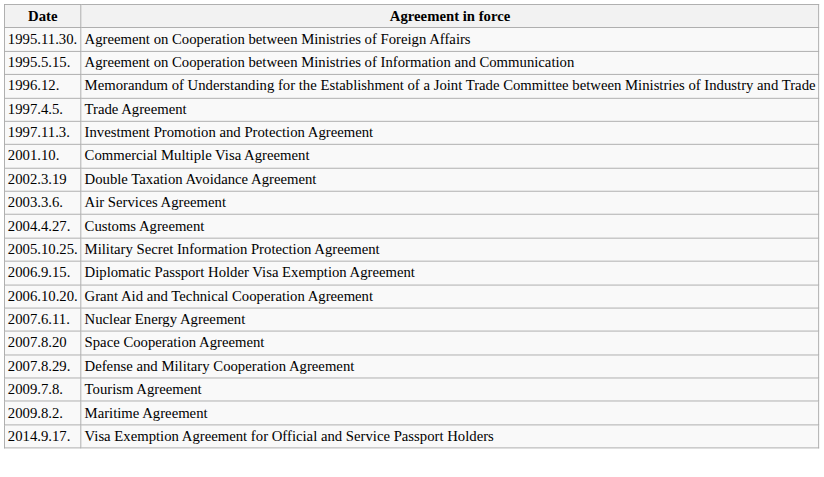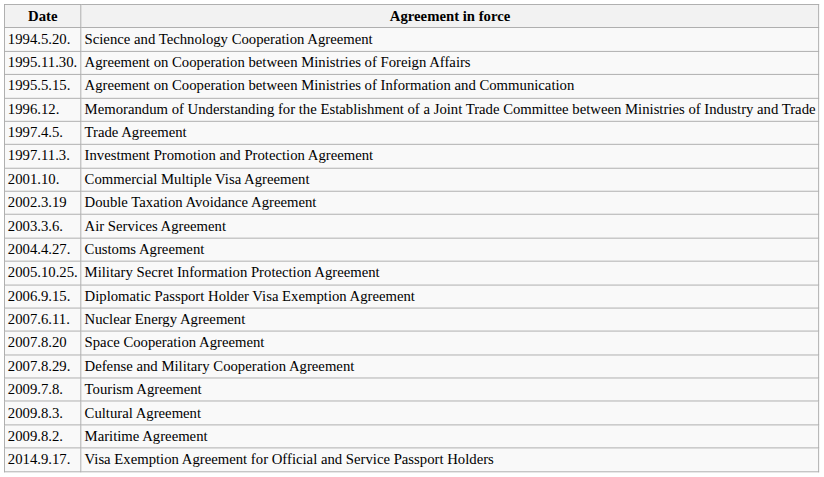+ row: (229, 39)
- row: (229, 296)
+ row: (143, 413)
